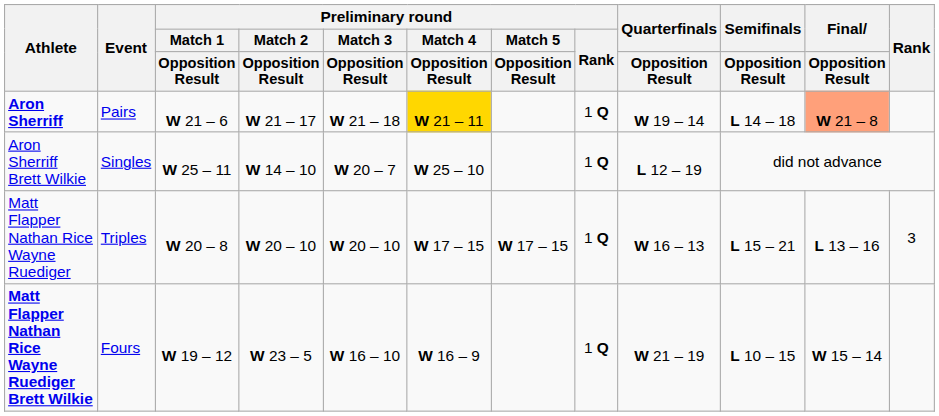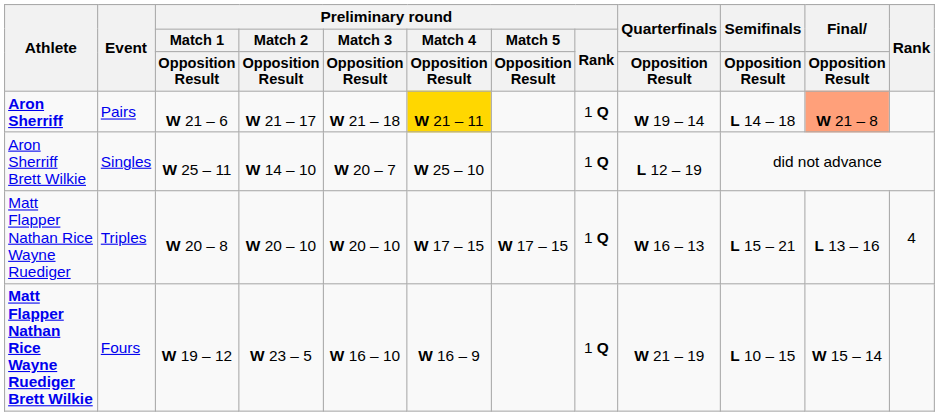(912, 238) 3 -> (912, 238) 4
